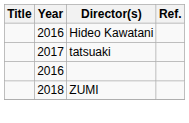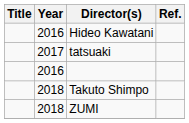+ row: (50, 90)
